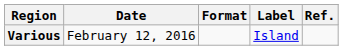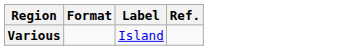- column: (131, 15)
